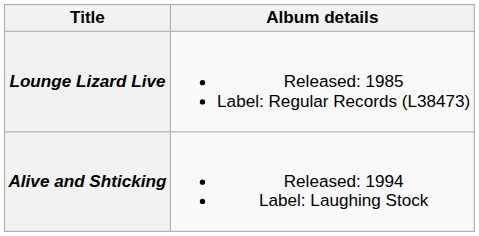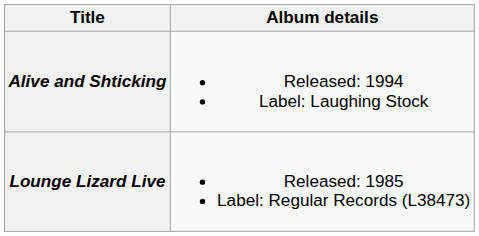rows swapped: (87, 81) <-> (87, 181)
